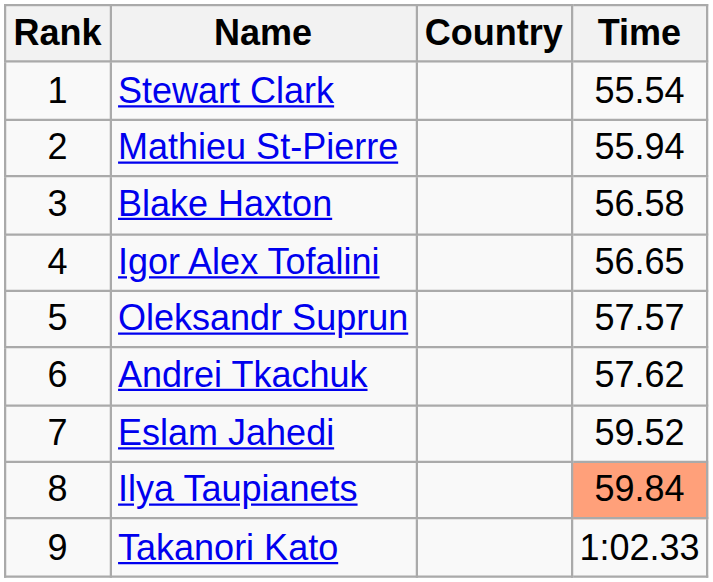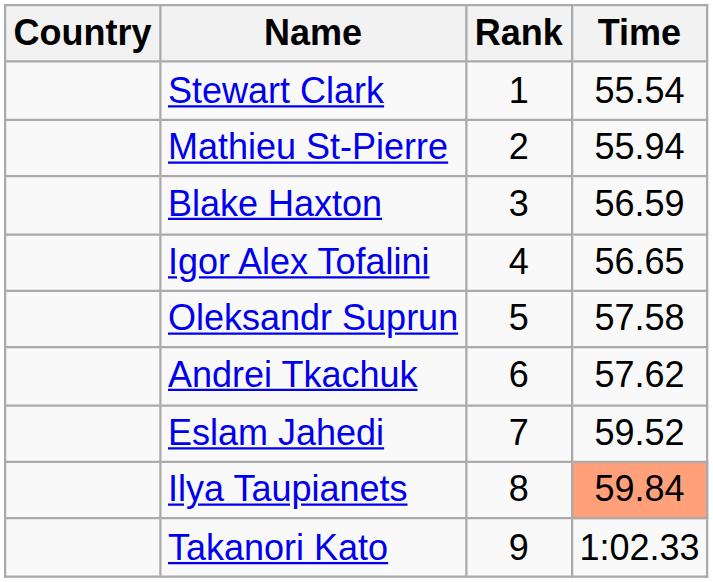columns swapped: (57, 33) <-> (494, 33)
(639, 204) 56.58 -> (639, 204) 56.59
(639, 318) 57.57 -> (639, 318) 57.58
